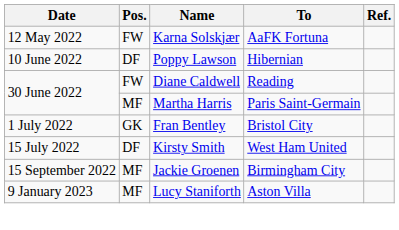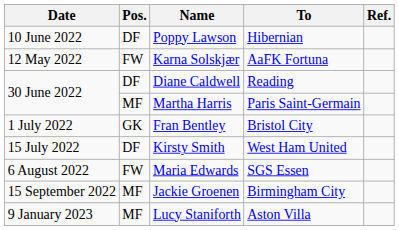rows swapped: (196, 37) <-> (195, 59)
(133, 81) FW -> (131, 81) DF
+ row: (196, 170)
